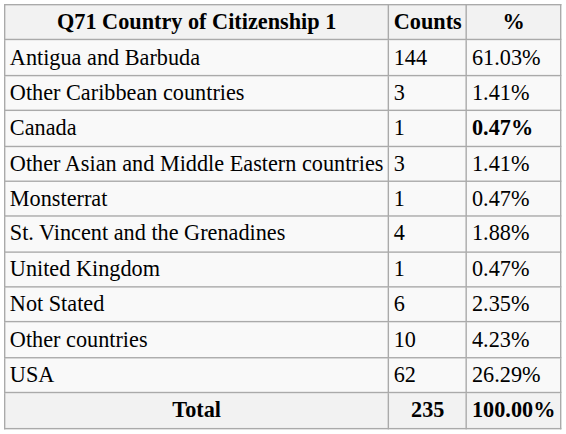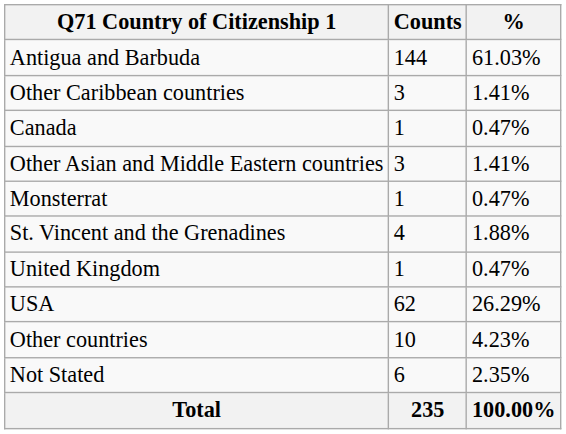(503, 127) bold -> (501, 127) normal
rows swapped: (32, 374) <-> (57, 304)
